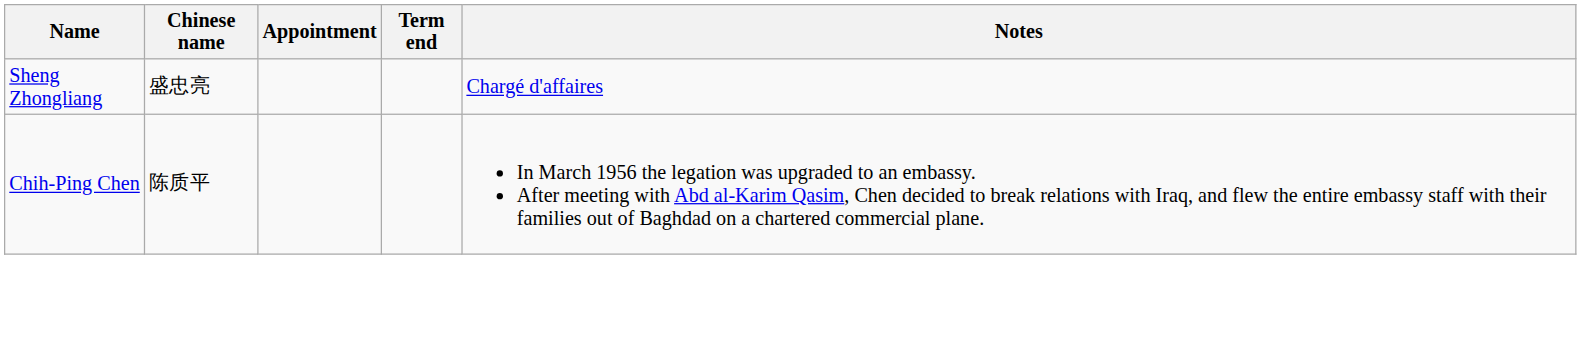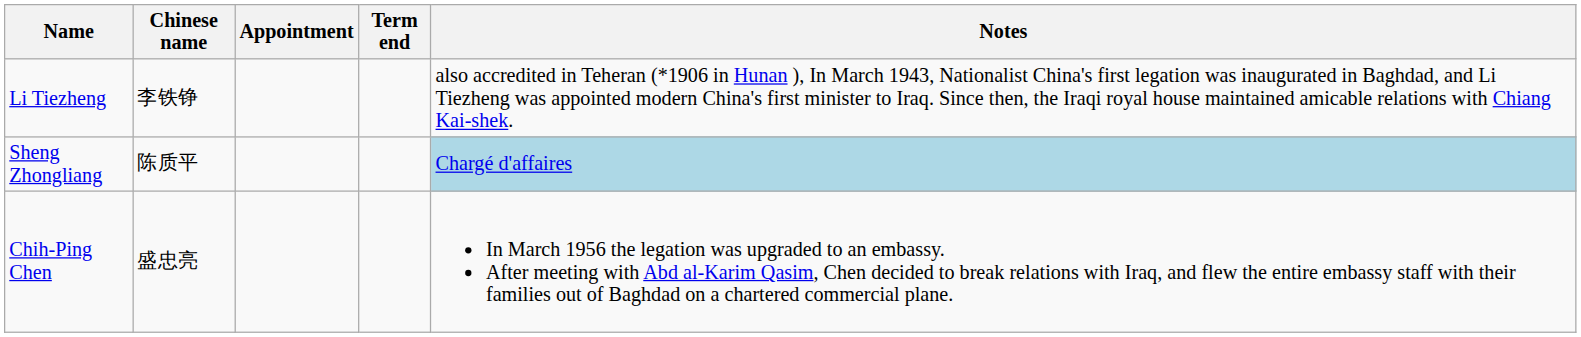+ row: (58, 97)
(180, 85) 盛忠亮 -> (168, 163) 陈质平
(535, 86) no background -> (504, 163) lightblue background
(180, 183) 陈质平 -> (168, 260) 盛忠亮
